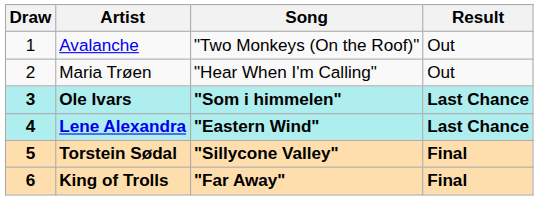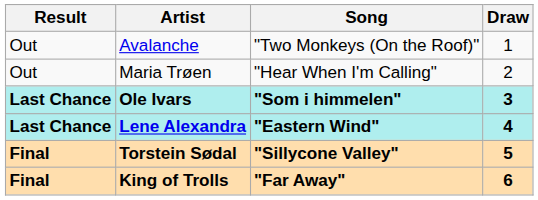columns swapped: (30, 18) <-> (478, 18)
